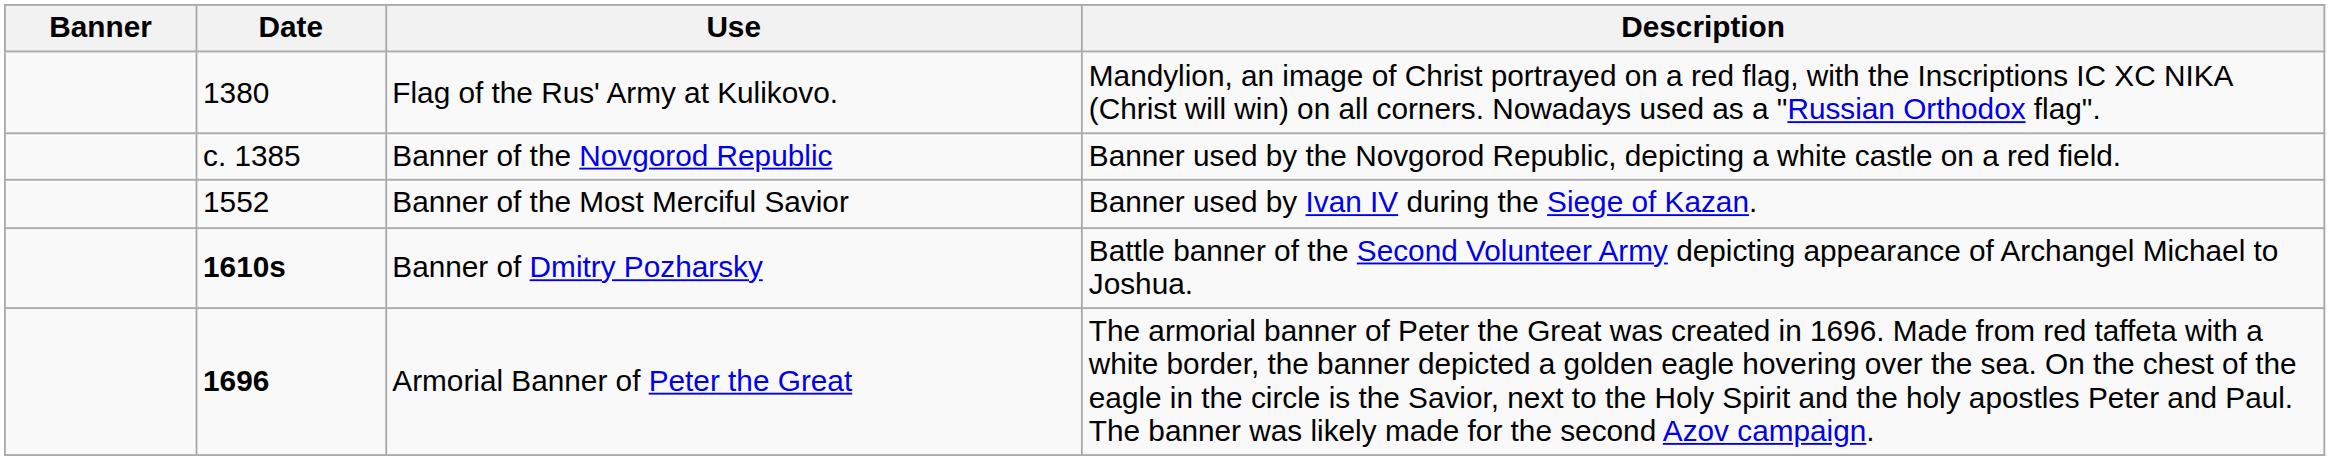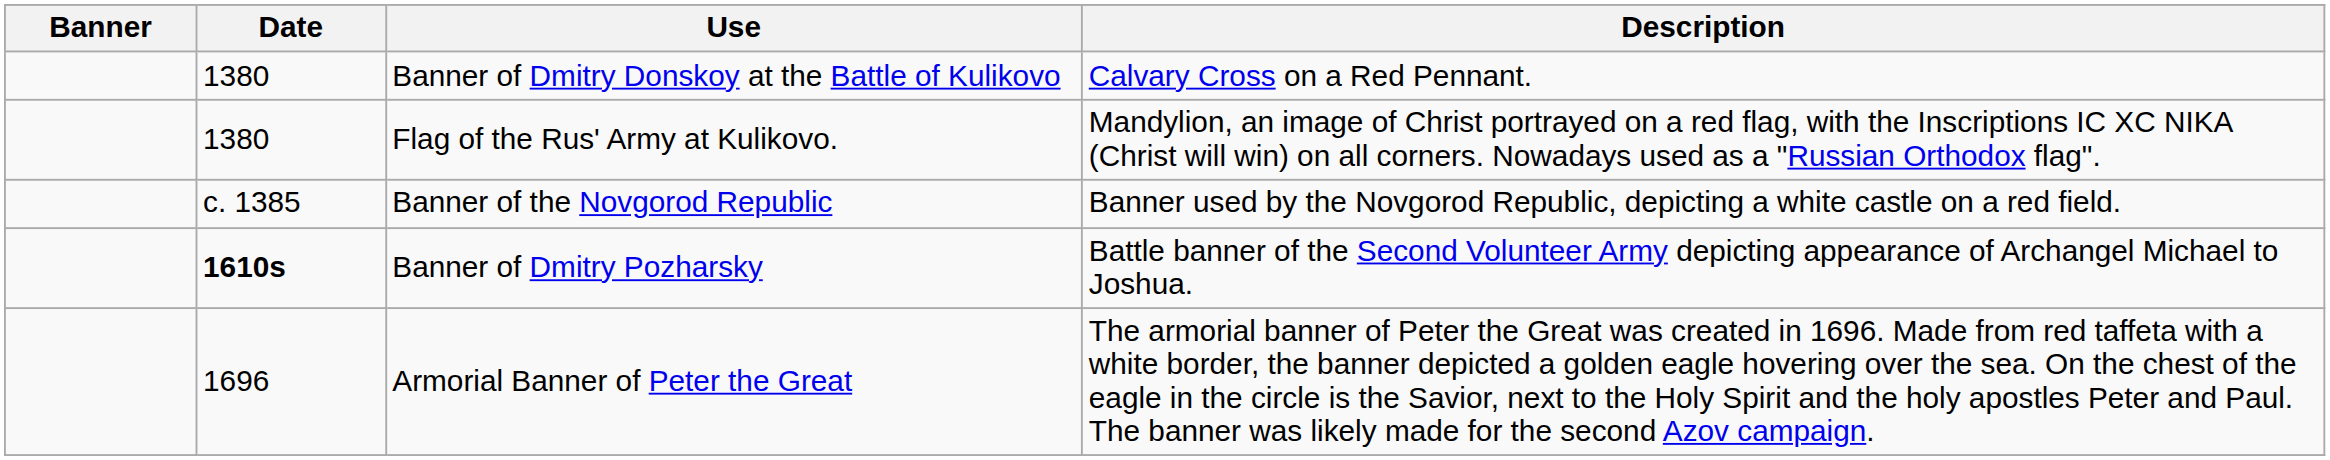+ row: (726, 75)
- row: (621, 203)
(236, 381) bold -> (236, 381) normal
